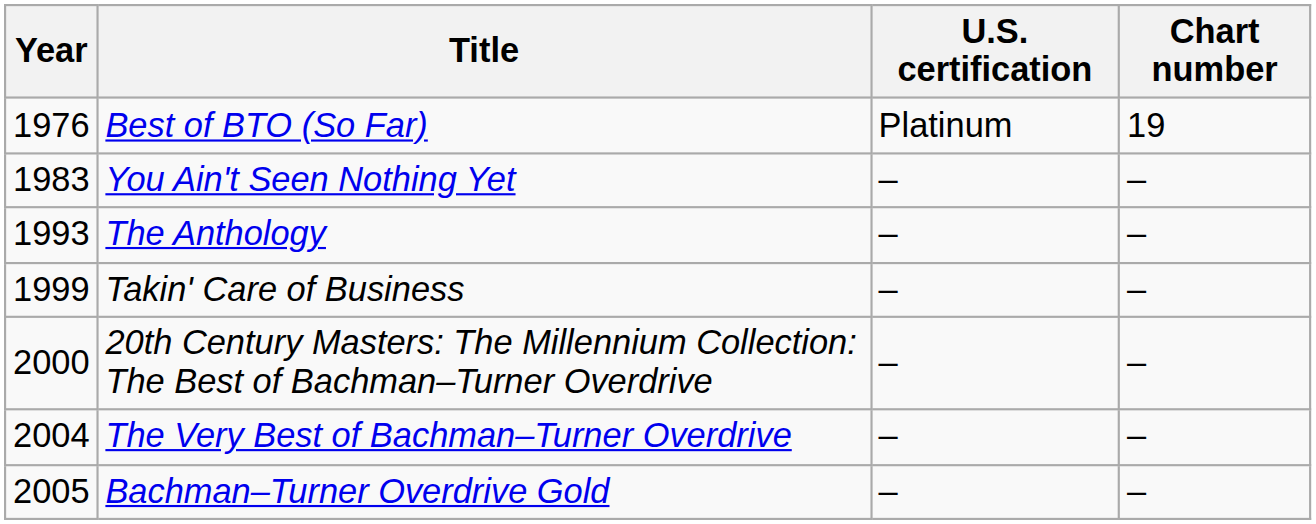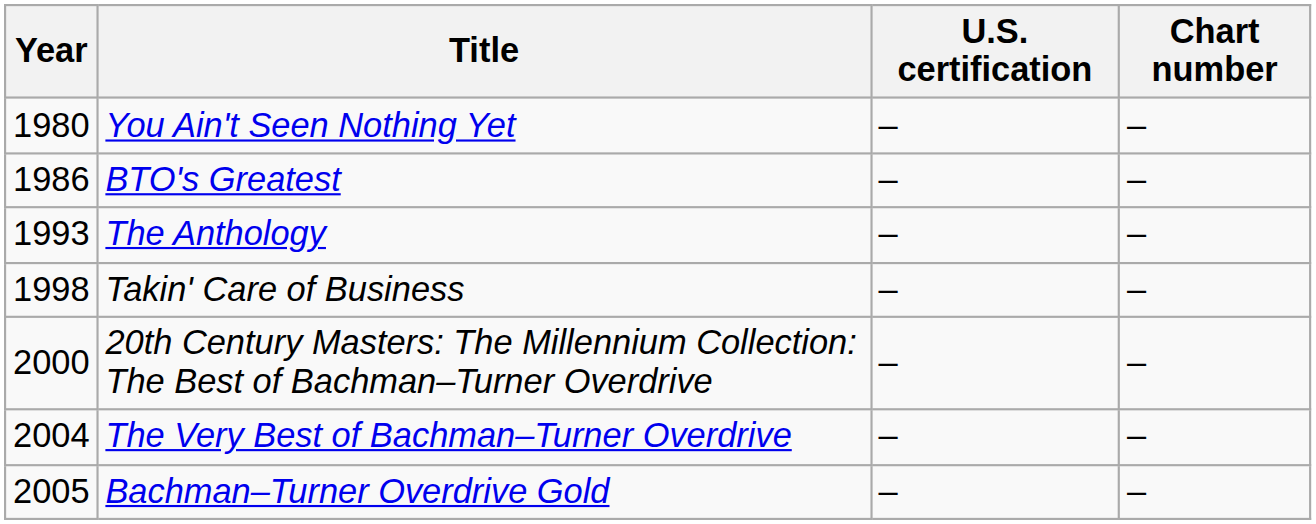- row: (267, 125)
(51, 179) 1983 -> (51, 125) 1980
+ row: (223, 179)
(51, 288) 1999 -> (51, 288) 1998
